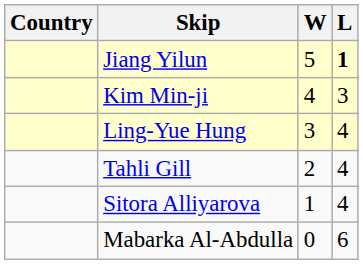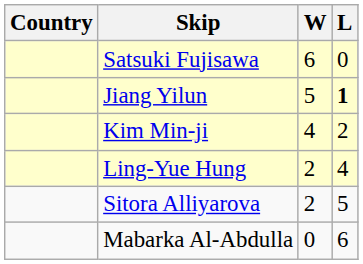+ row: (181, 58)
(343, 95) 3 -> (343, 131) 2
(309, 131) 3 -> (309, 167) 2
- row: (147, 167)
(309, 204) 1 -> (309, 204) 2
(343, 204) 4 -> (343, 204) 5
